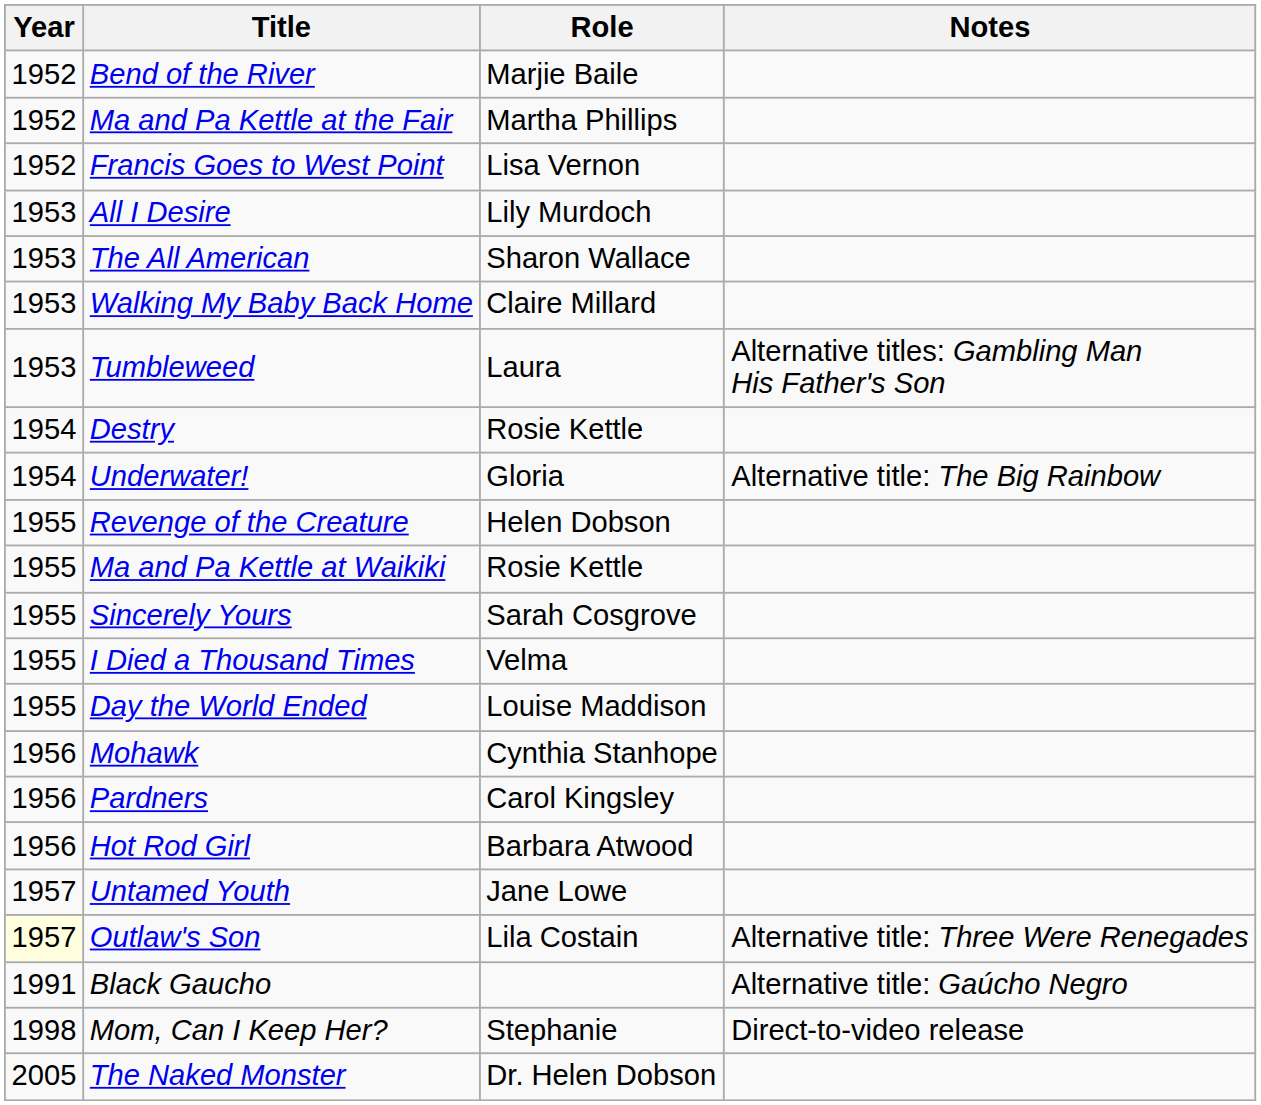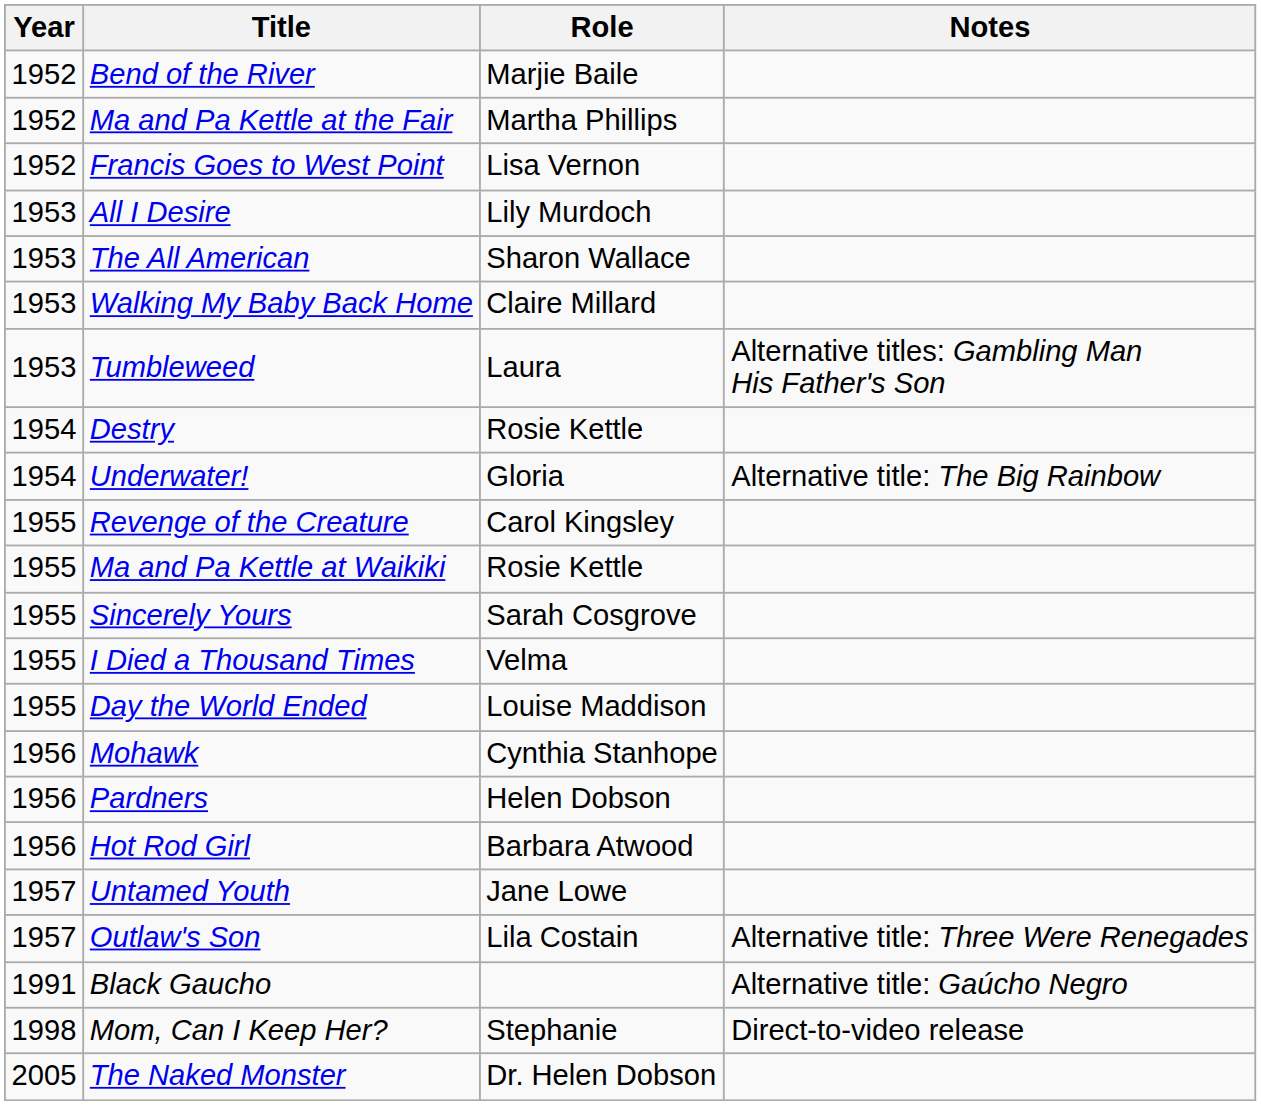(579, 522) Helen Dobson -> (580, 522) Carol Kingsley
(580, 799) Carol Kingsley -> (579, 799) Helen Dobson
(44, 937) lightyellow background -> (44, 937) no background
